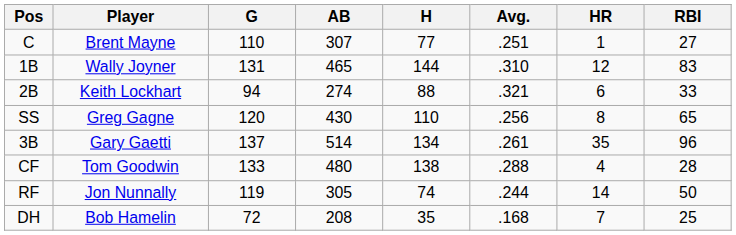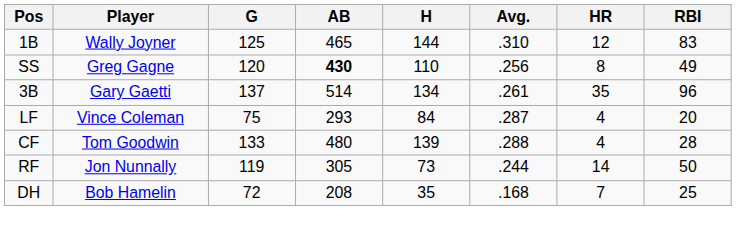- row: (29, 42)
(252, 67) 131 -> (252, 42) 125
- row: (29, 92)
(339, 117) normal -> (339, 67) bold
(688, 117) 65 -> (688, 67) 49
+ row: (29, 117)
(426, 167) 138 -> (426, 142) 139
(426, 192) 74 -> (426, 167) 73
